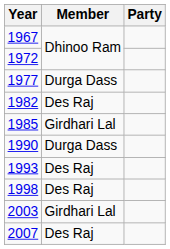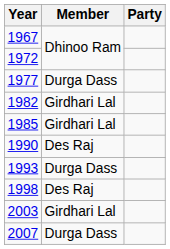(69, 102) Des Raj -> (80, 102) Girdhari Lal
(81, 146) Durga Dass -> (69, 146) Des Raj
(69, 168) Des Raj -> (81, 168) Durga Dass
(69, 233) Des Raj -> (81, 233) Durga Dass
